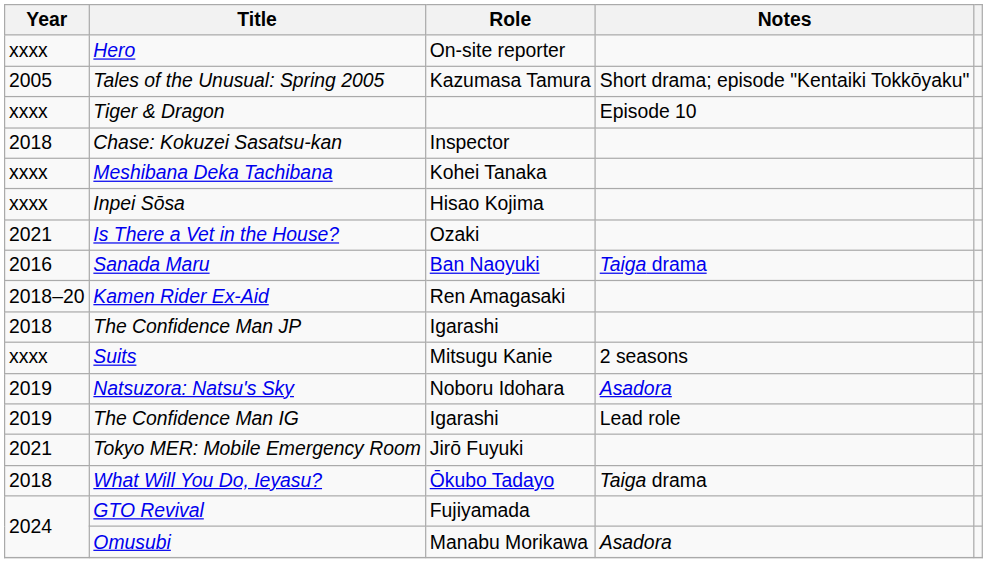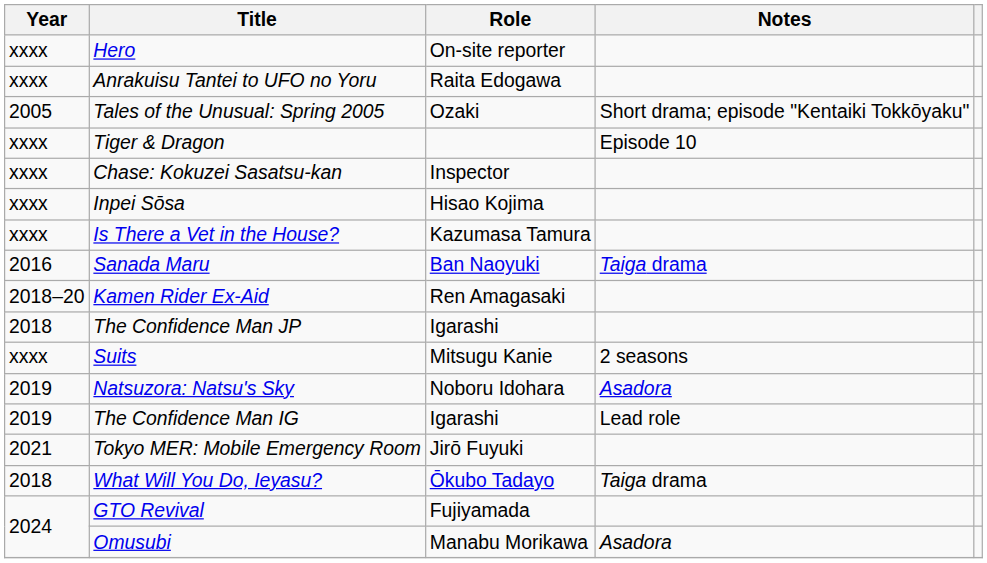+ row: (235, 81)
(510, 81) Kazumasa Tamura -> (454, 111) Ozaki
(31, 142) 2018 -> (28, 173) xxxx
- row: (213, 173)
(31, 234) 2021 -> (28, 234) xxxx
(454, 234) Ozaki -> (510, 234) Kazumasa Tamura
